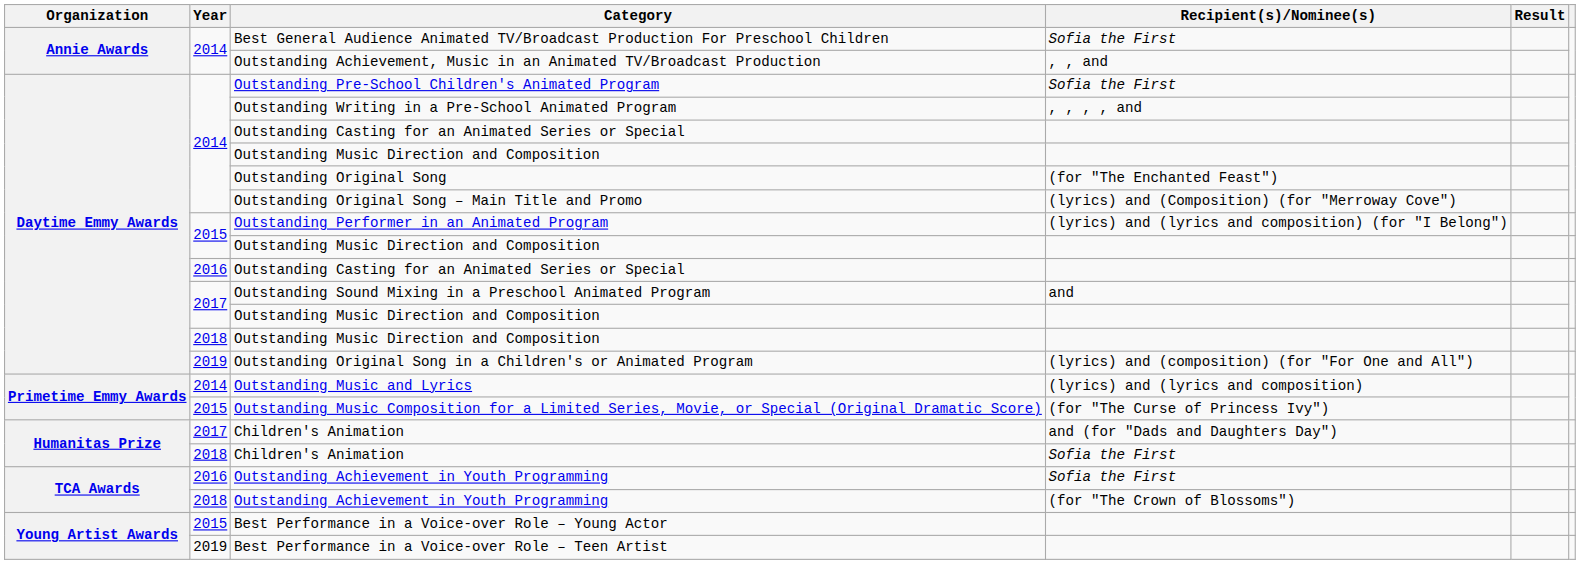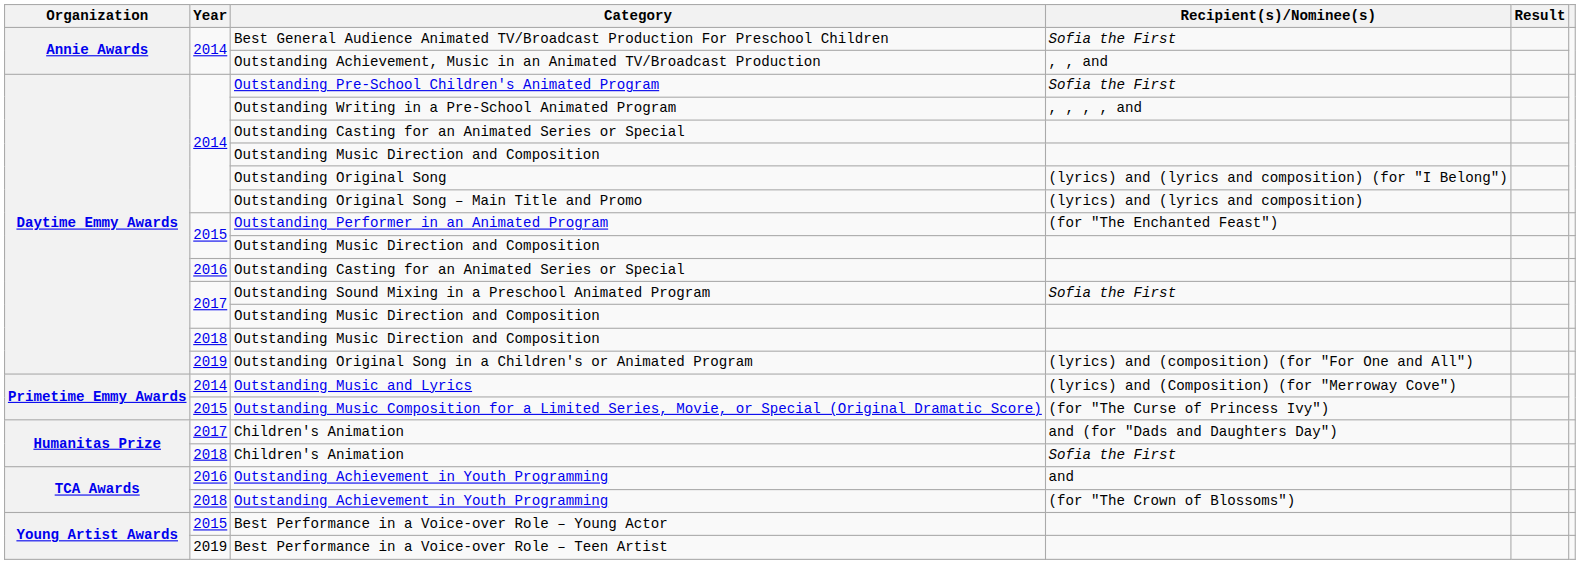(1163, 178) (for "The Enchanted Feast") -> (1278, 178) (lyrics) and (lyrics and composition) (for "I Belong")
(1253, 201) (lyrics) and (Composition) (for "Merroway Cove") -> (1206, 201) (lyrics) and (lyrics and composition)
(1278, 224) (lyrics) and (lyrics and composition) (for "I Belong") -> (1163, 224) (for "The Enchanted Feast")
(1061, 293) and -> (1112, 293) Sofia the First
(1206, 386) (lyrics) and (lyrics and composition) -> (1253, 386) (lyrics) and (Composition) (for "Merroway Cove")
(1112, 478) Sofia the First -> (1061, 478) and
